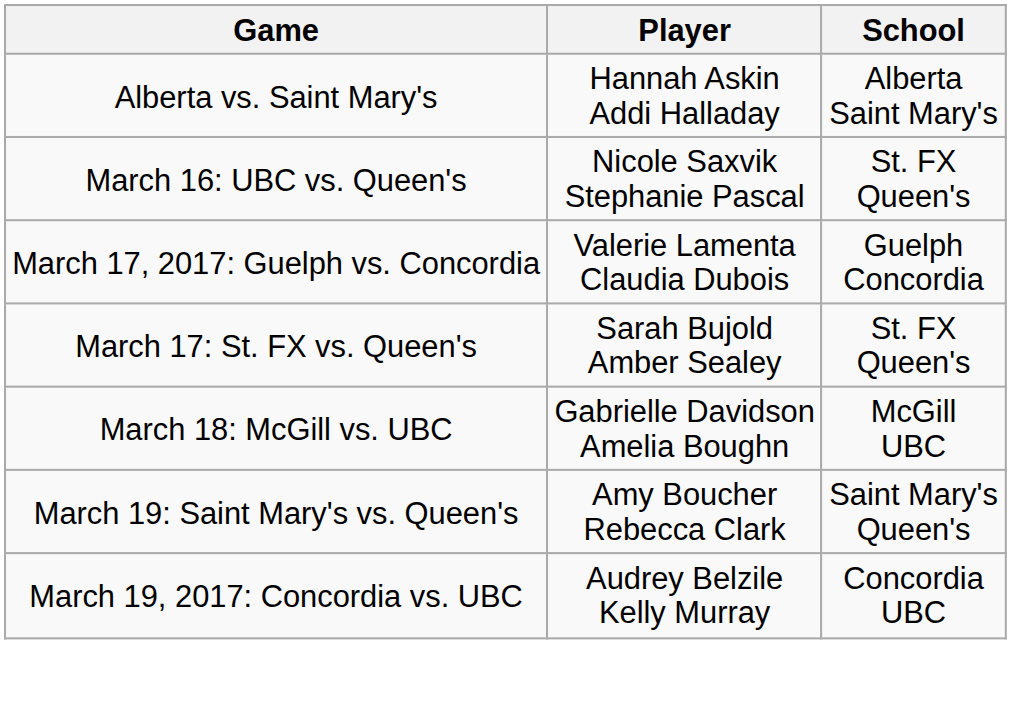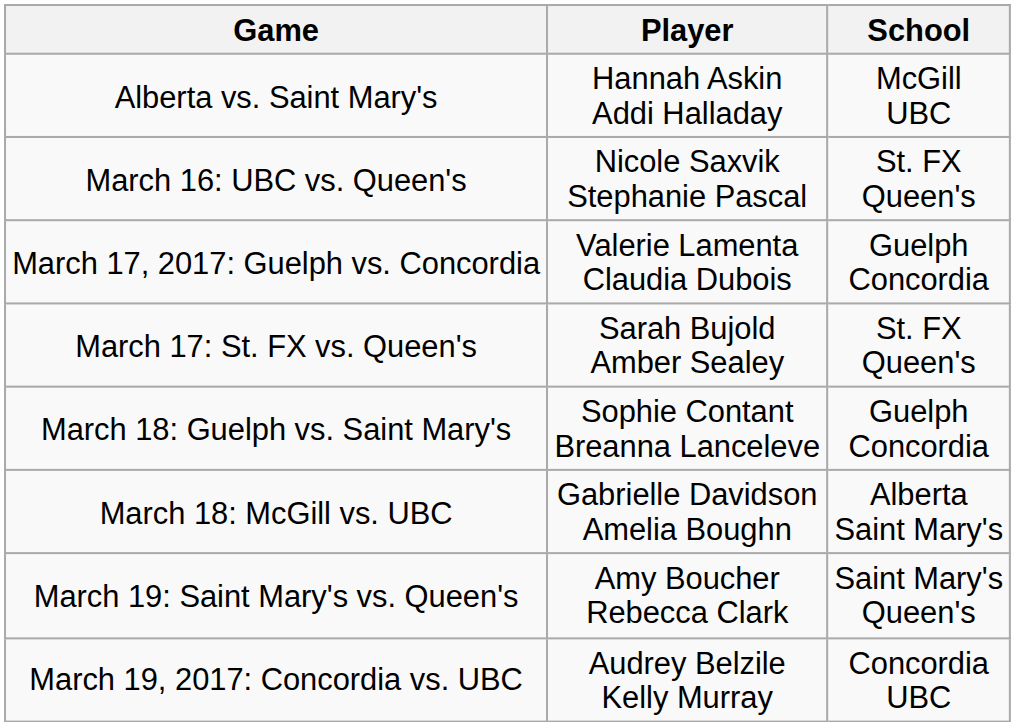(914, 96) Alberta Saint Mary's -> (919, 96) McGill UBC
+ row: (276, 429)
(914, 429) McGill UBC -> (919, 513) Alberta Saint Mary's
